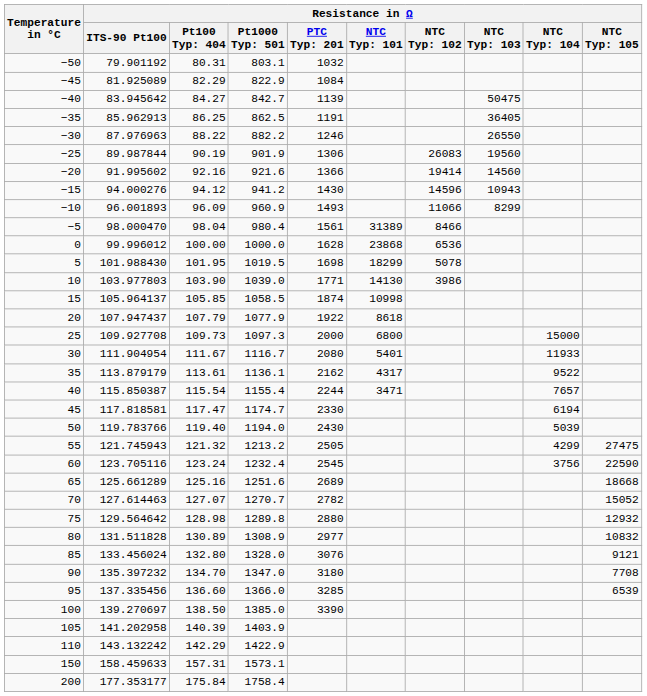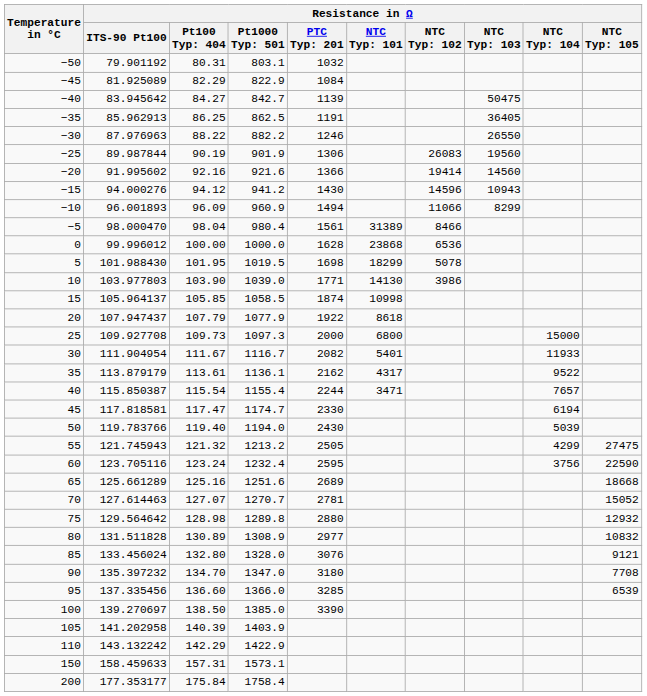(330, 209) 1493 -> (330, 209) 1494
(330, 354) 2080 -> (330, 354) 2082
(330, 464) 2545 -> (330, 464) 2595
(330, 500) 2782 -> (330, 500) 2781
